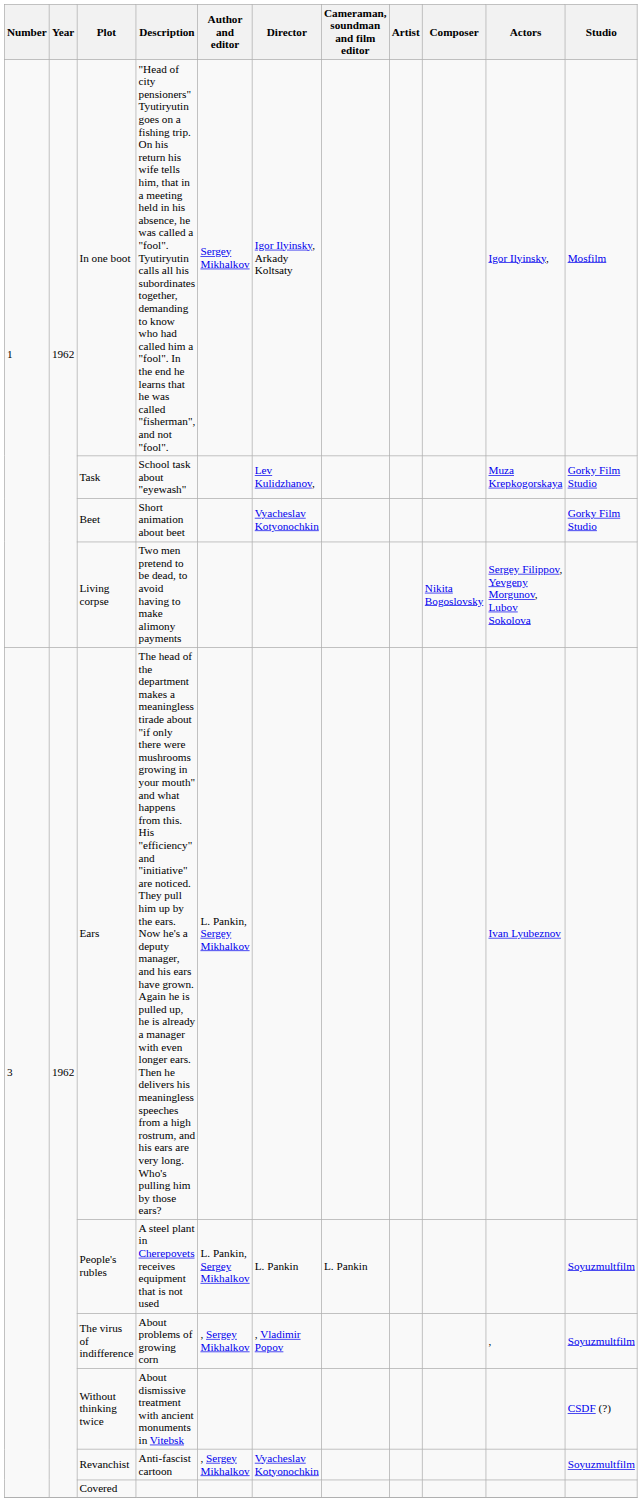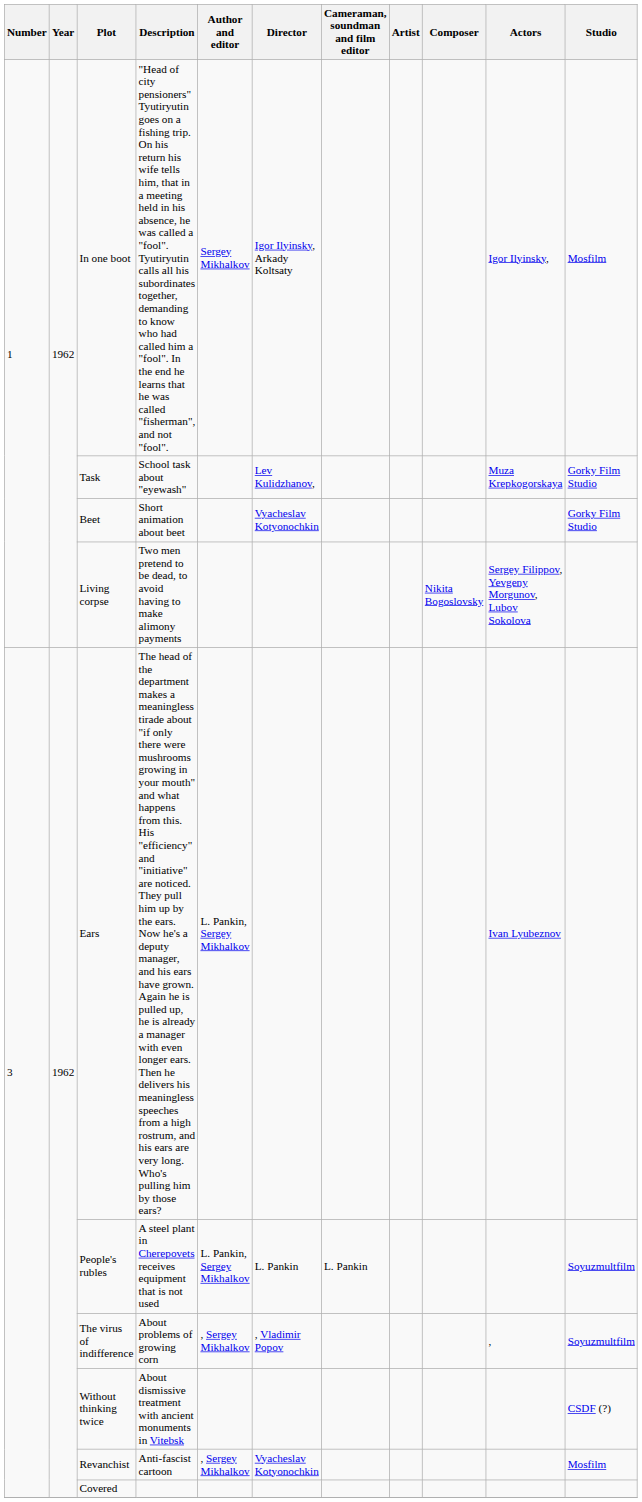(601, 1464) Soyuzmultfilm -> (587, 1464) Mosfilm
